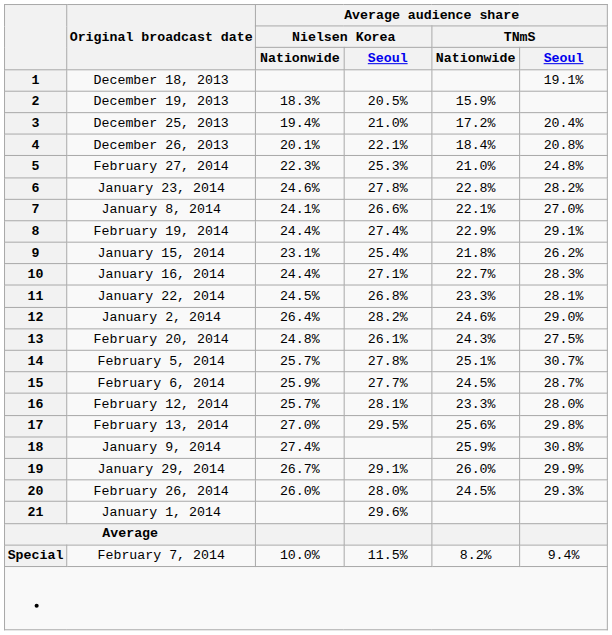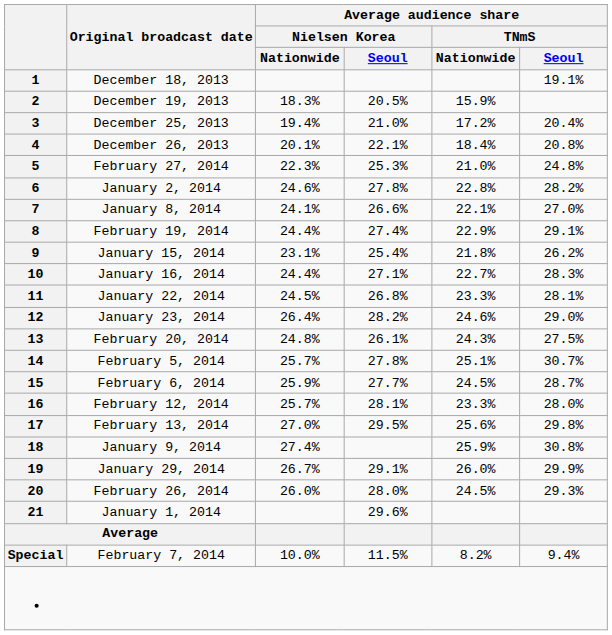(161, 188) January 23, 2014 -> (161, 188) January 2, 2014
(161, 318) January 2, 2014 -> (161, 318) January 23, 2014
